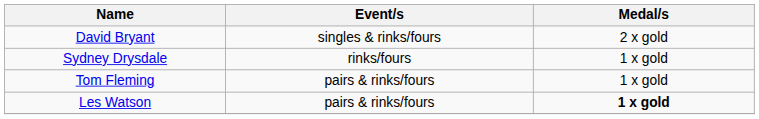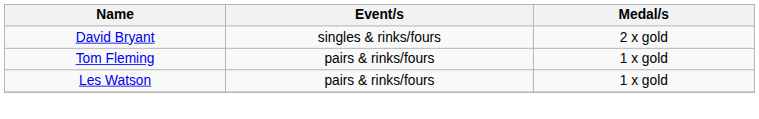- row: (115, 59)
(644, 102) bold -> (644, 80) normal
